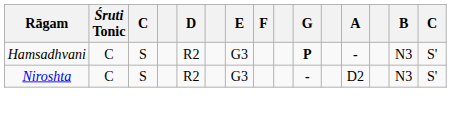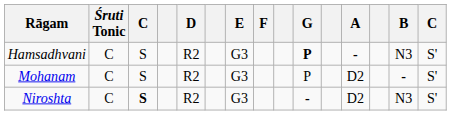+ row: (47, 76)
(143, 76) normal -> (143, 98) bold
